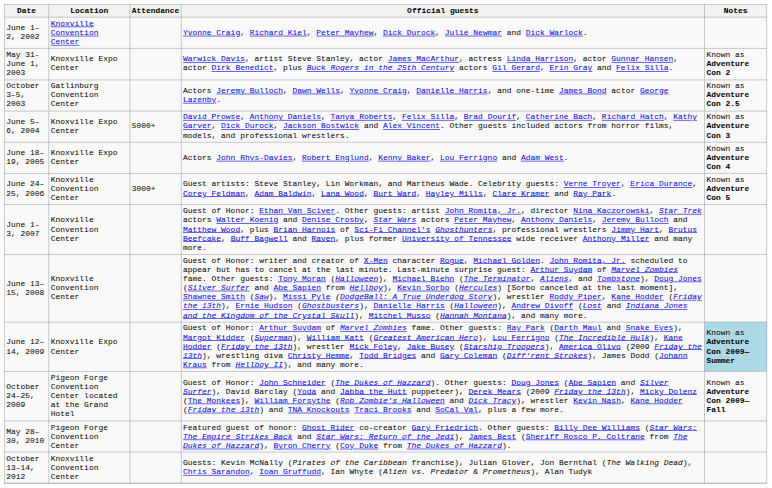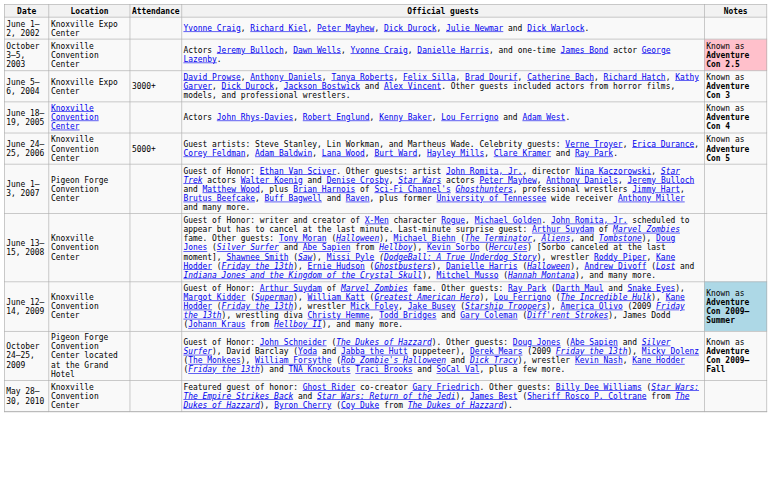(75, 33) Knoxville Convention Center -> (84, 28) Knoxville Expo Center
- row: (23, 64)
(75, 95) Gatlinburg Convention Center -> (75, 55) Knoxville Convention Center
(728, 95) no background -> (728, 55) pink background
(144, 127) 5000+ -> (144, 86) 3000+
(84, 158) Knoxville Expo Center -> (75, 117) Knoxville Convention Center
(144, 189) 3000+ -> (144, 149) 5000+
(75, 229) Knoxville Convention Center -> (80, 189) Pigeon Forge Convention Center
(84, 347) Knoxville Expo Center -> (75, 306) Knoxville Convention Center
(79, 437) Pigeon Forge Convention Center -> (75, 396) Knoxville Convention Center
- row: (23, 468)
